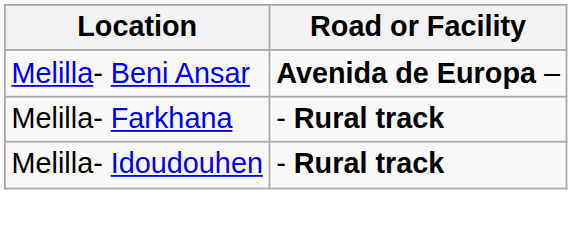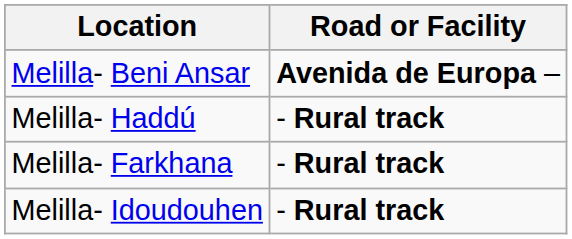+ row: (104, 118)
